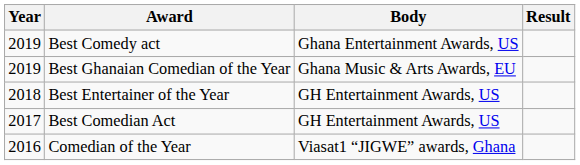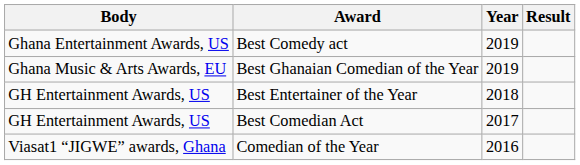columns swapped: (25, 17) <-> (408, 17)
